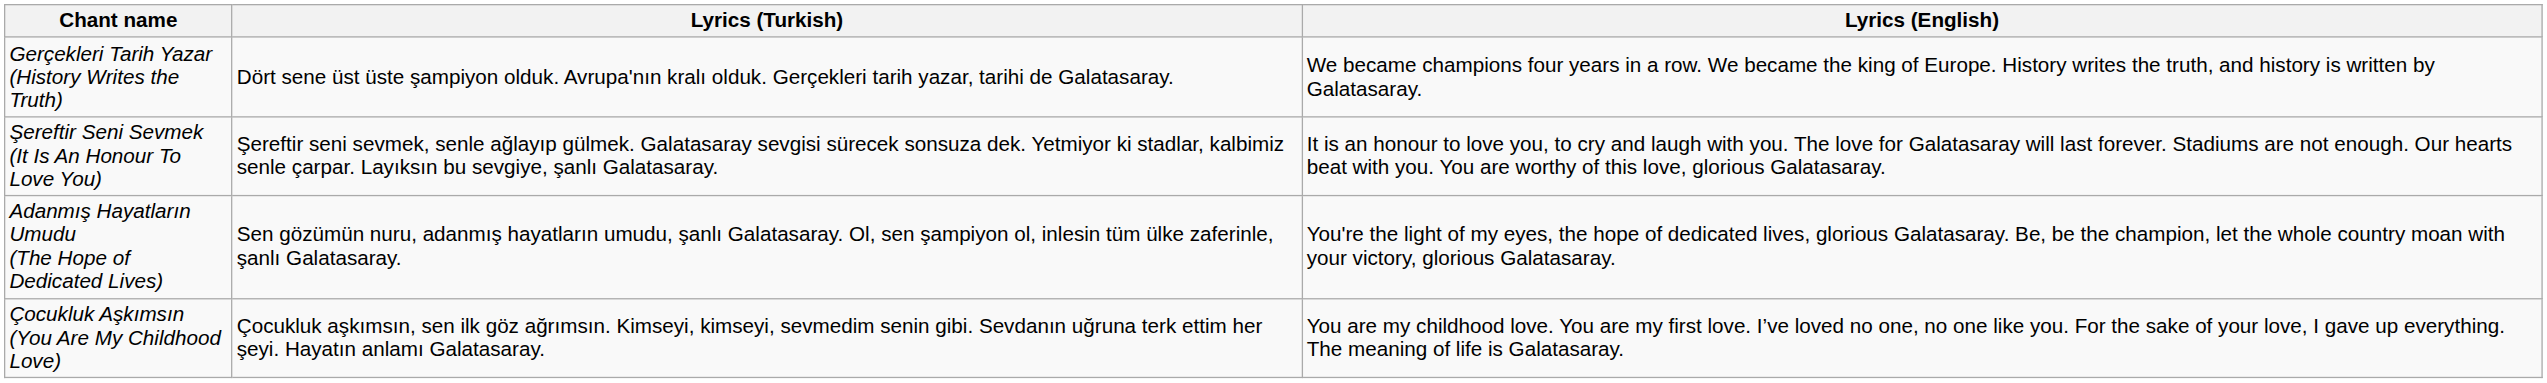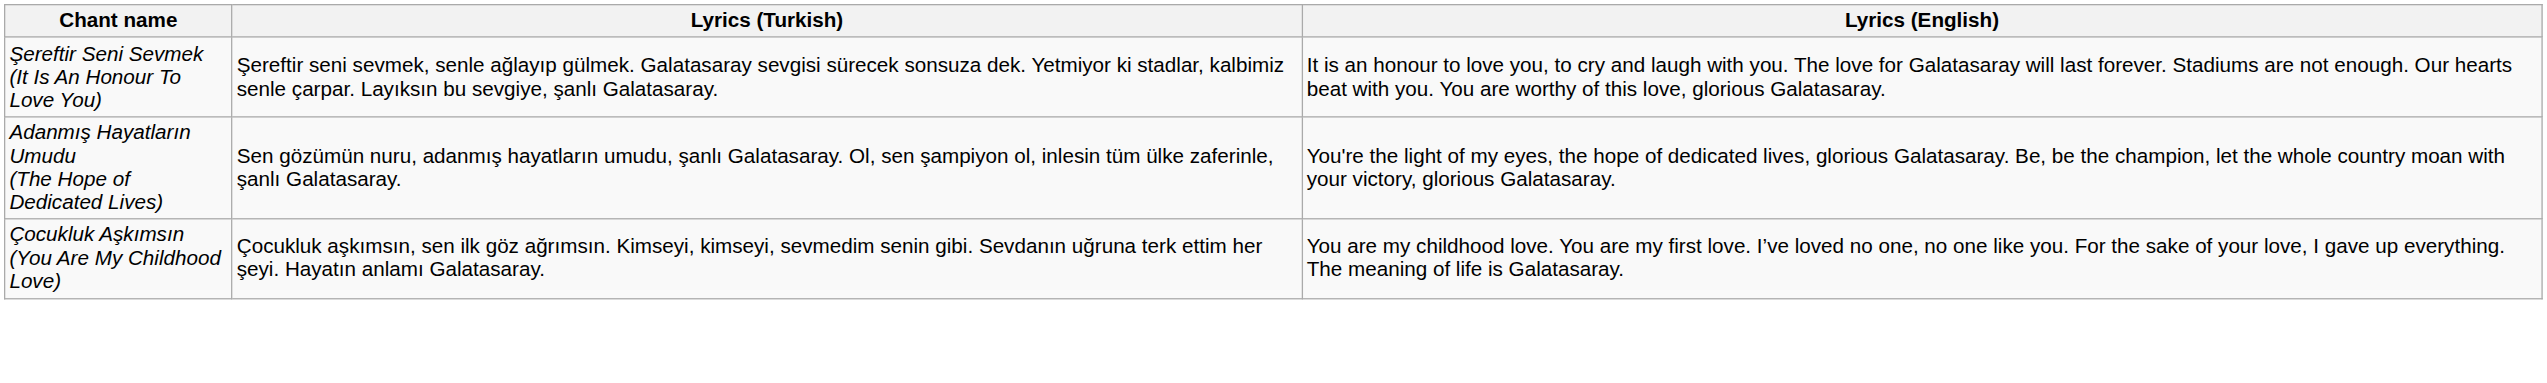- row: (111, 76)
